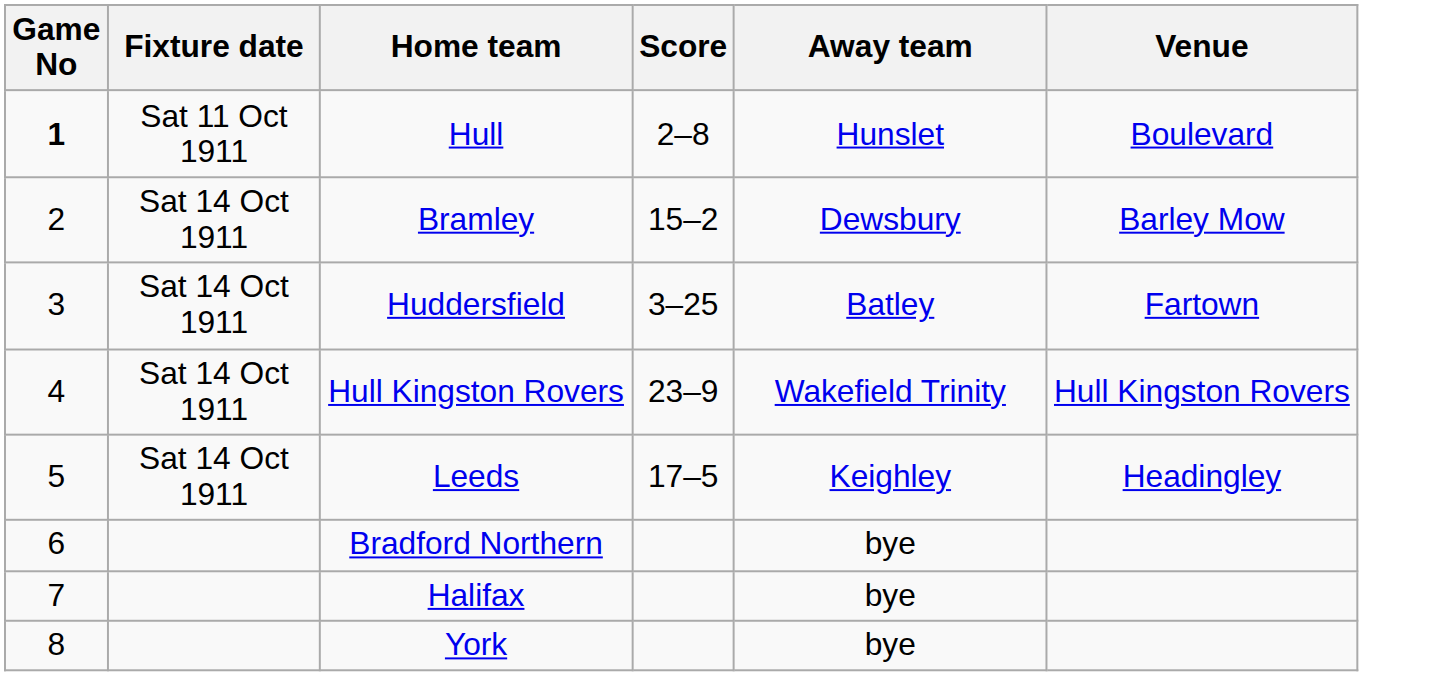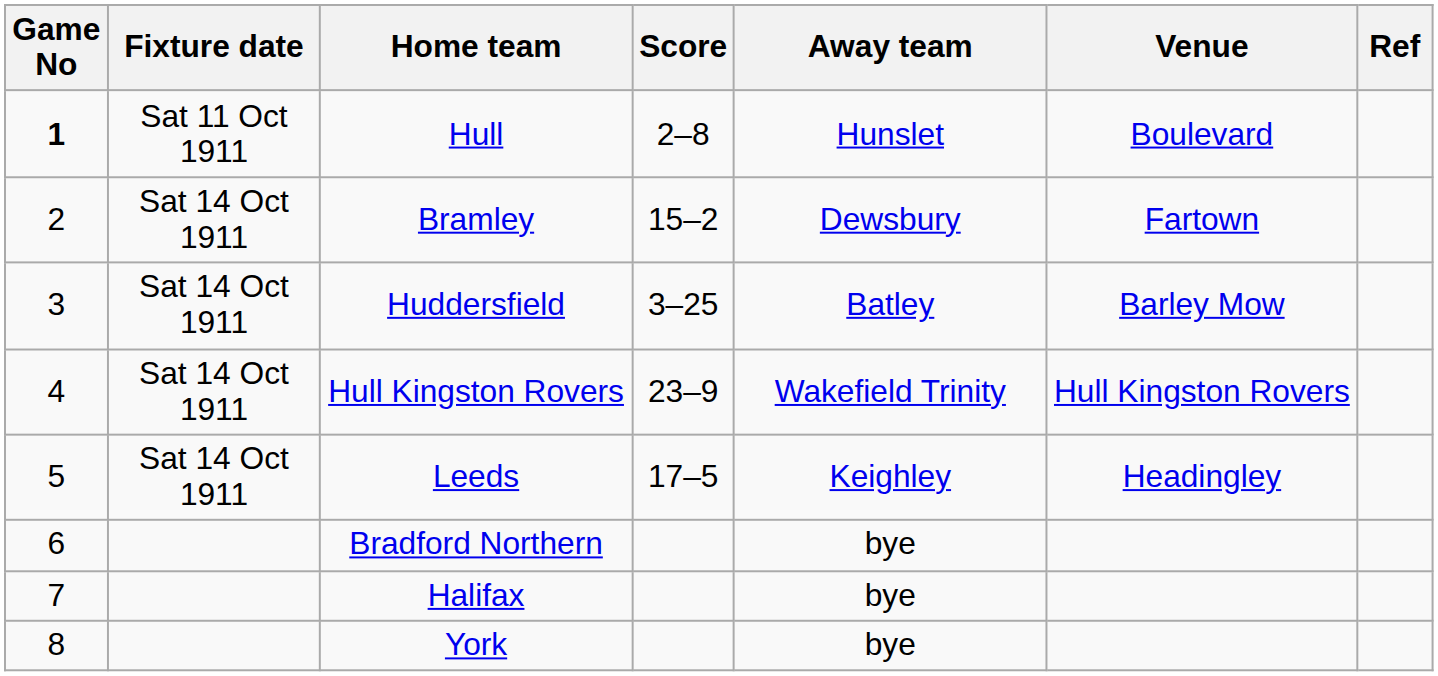+ column: (1395, 47)
(1202, 219) Barley Mow -> (1202, 219) Fartown
(1202, 305) Fartown -> (1202, 305) Barley Mow
